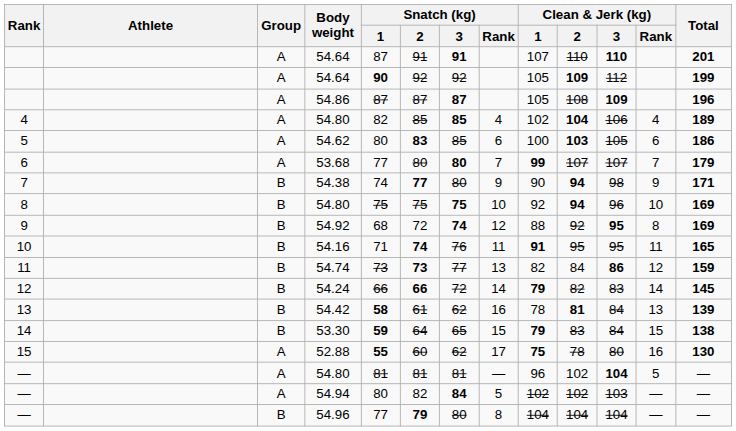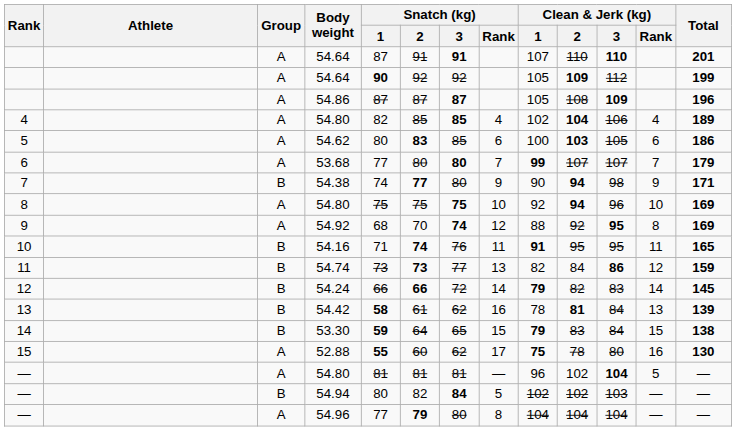(281, 204) B -> (281, 204) A
(281, 225) B -> (281, 225) A
(420, 225) 72 -> (420, 225) 70
(281, 394) A -> (281, 394) B
(281, 415) B -> (281, 415) A
